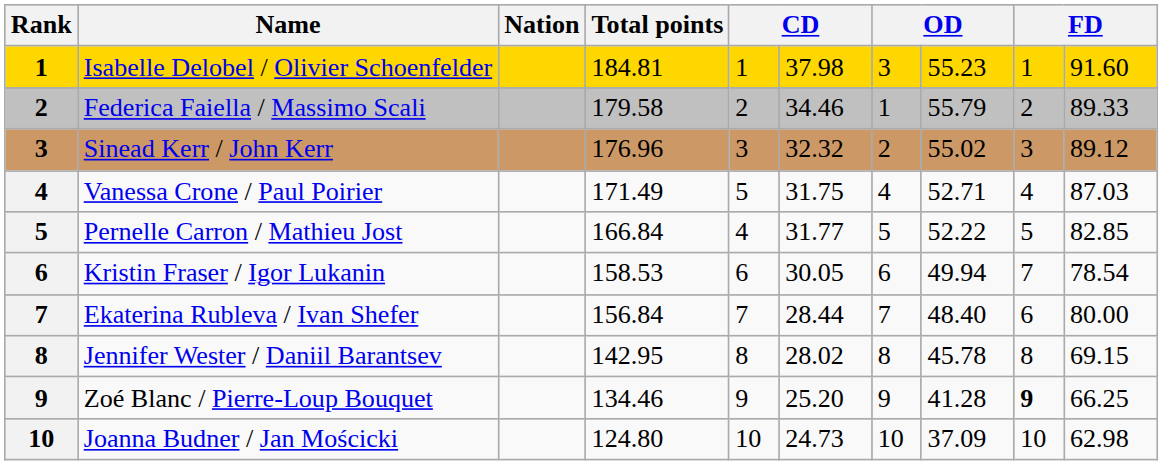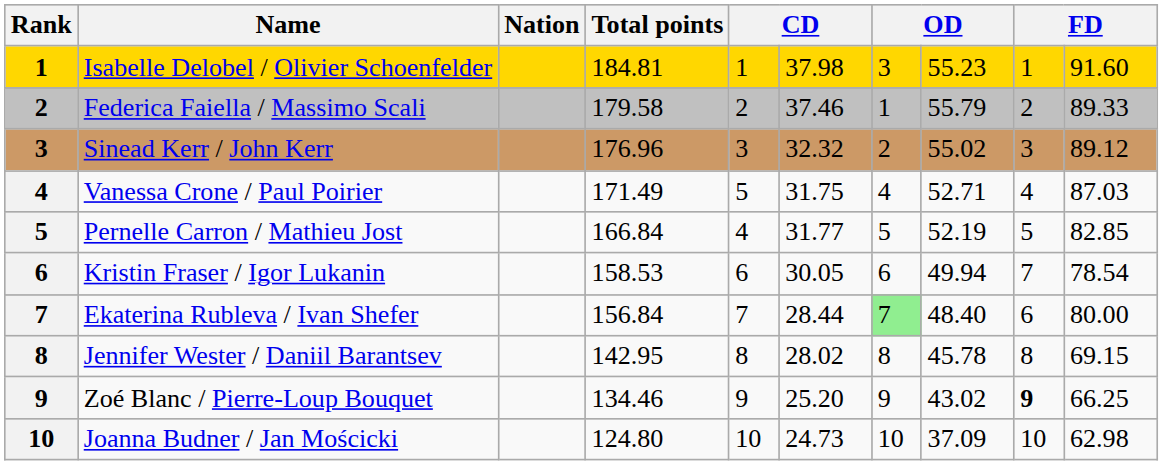(815, 107) 34.46 -> (815, 107) 37.46
(957, 231) 52.22 -> (957, 231) 52.19
(884, 314) no background -> (884, 314) lightgreen background
(957, 397) 41.28 -> (957, 397) 43.02
